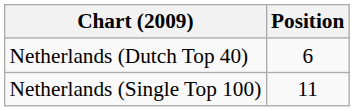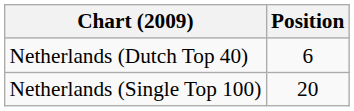(308, 88) 11 -> (308, 88) 20
